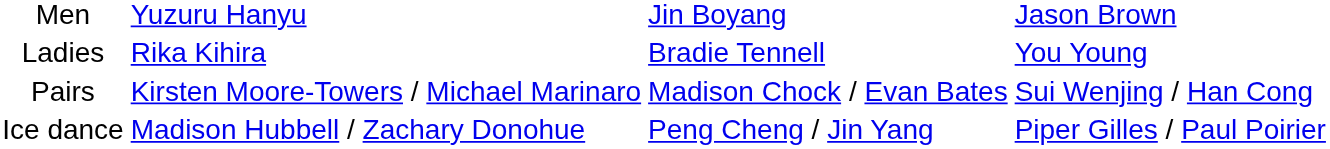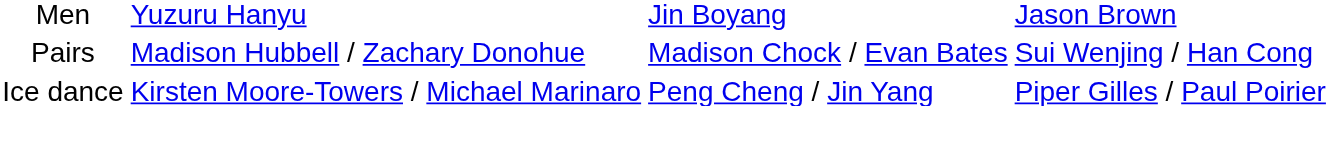- row: (63, 53)
(386, 91) Kirsten Moore-Towers / Michael Marinaro -> (358, 53) Madison Hubbell / Zachary Donohue
(358, 130) Madison Hubbell / Zachary Donohue -> (386, 91) Kirsten Moore-Towers / Michael Marinaro
